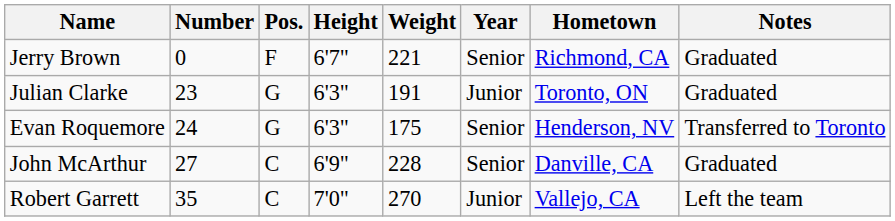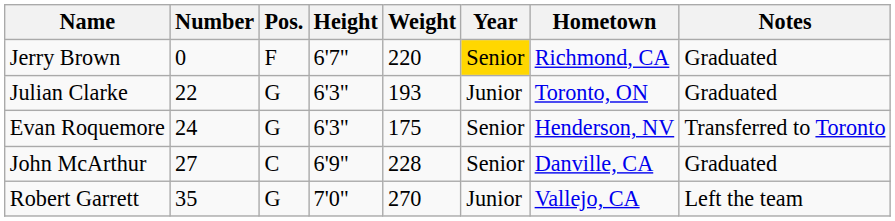(405, 57) 221 -> (405, 57) 220
(495, 57) no background -> (495, 57) gold background
(186, 92) 23 -> (186, 92) 22
(405, 92) 191 -> (405, 92) 193
(272, 198) C -> (272, 198) G
